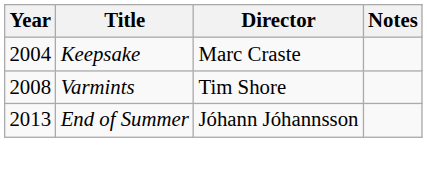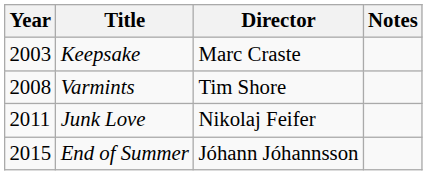(30, 53) 2004 -> (30, 53) 2003
+ row: (103, 119)
(30, 119) 2013 -> (30, 152) 2015
